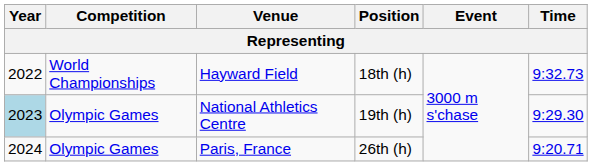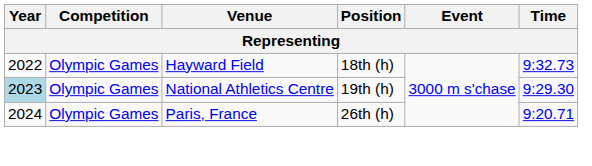(102, 74) World Championships -> (104, 65) Olympic Games
